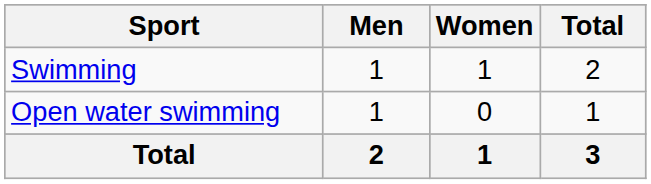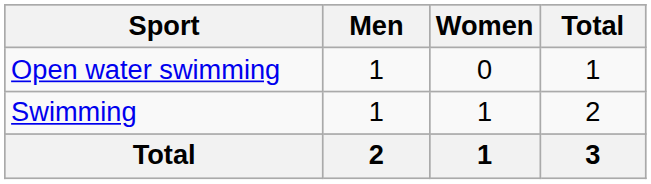rows swapped: (146, 112) <-> (74, 69)
